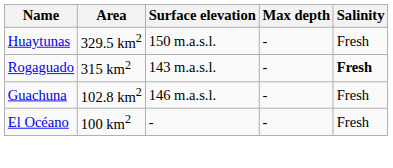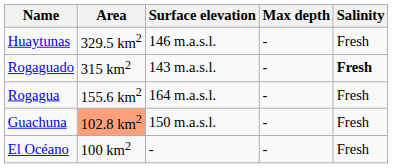(182, 41) 150 m.a.s.l. -> (182, 41) 146 m.a.s.l.
+ row: (34, 95)
(111, 95) no background -> (111, 122) lightsalmon background
(182, 95) 146 m.a.s.l. -> (182, 122) 150 m.a.s.l.
